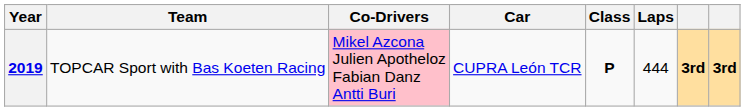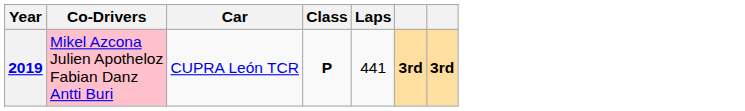- column: (188, 17)
(656, 68) 444 -> (373, 68) 441
